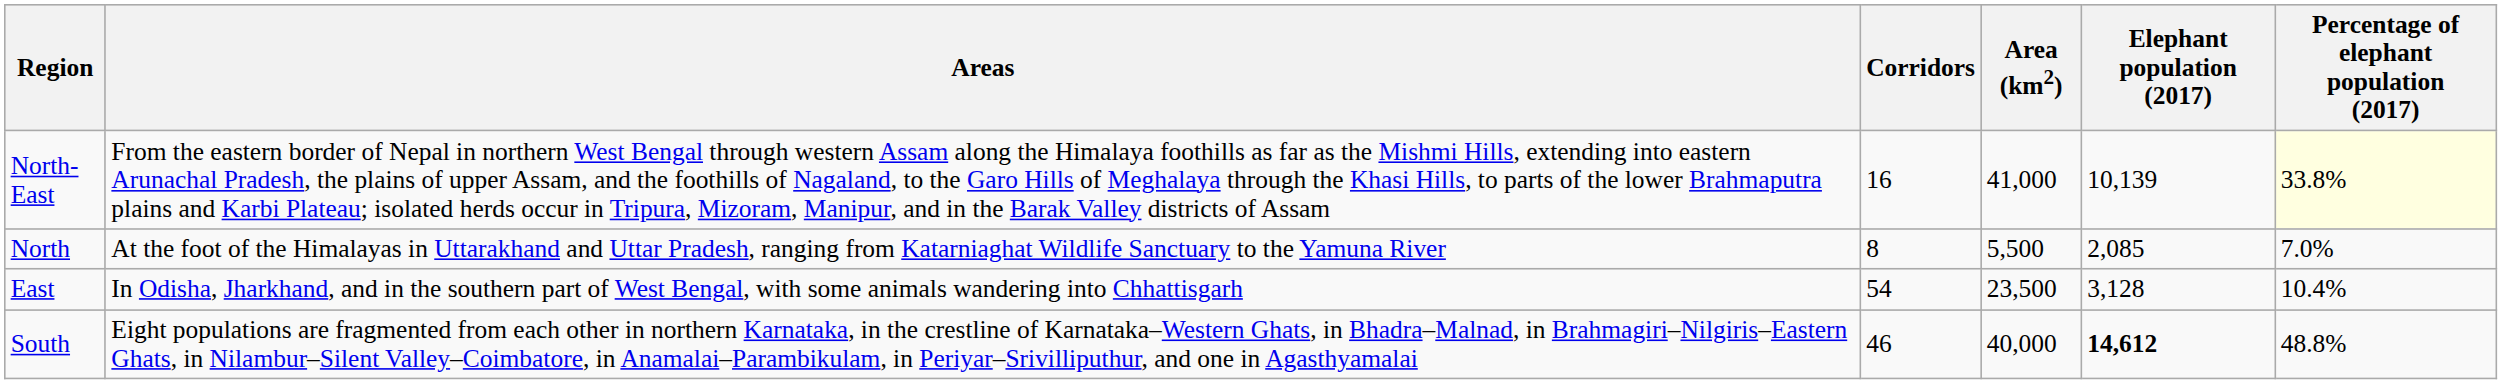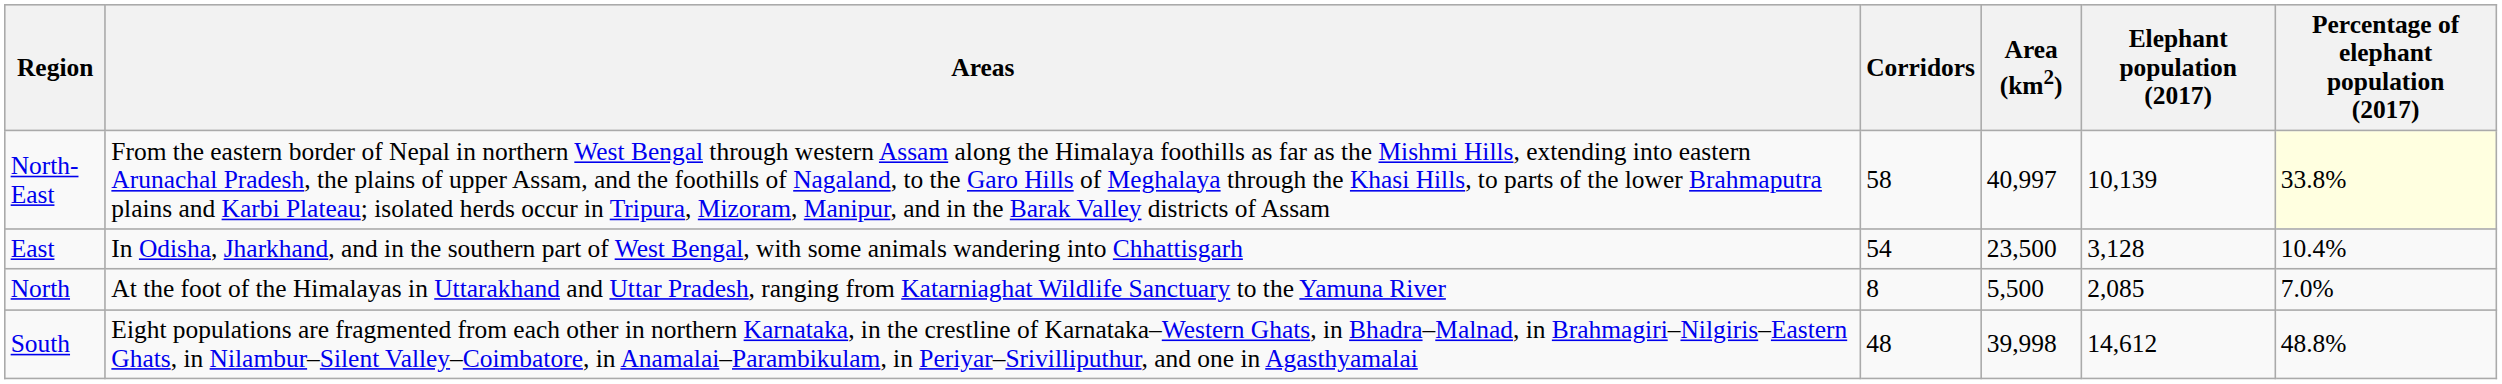(1879, 179) 16 -> (1879, 179) 58
(2022, 179) 41,000 -> (2022, 179) 40,997
rows swapped: (33, 288) <-> (40, 248)
(1879, 343) 46 -> (1879, 343) 48
(2022, 343) 40,000 -> (2022, 343) 39,998
(2122, 343) bold -> (2122, 343) normal
